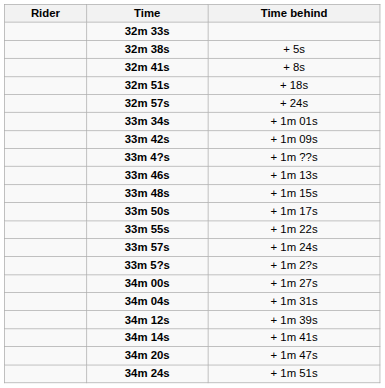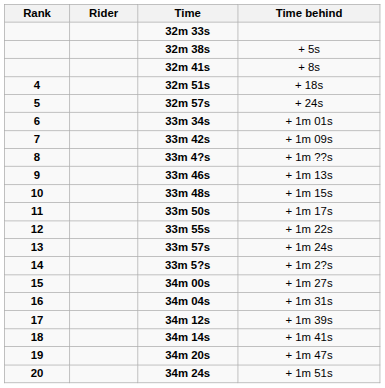+ column: (37, 13)
